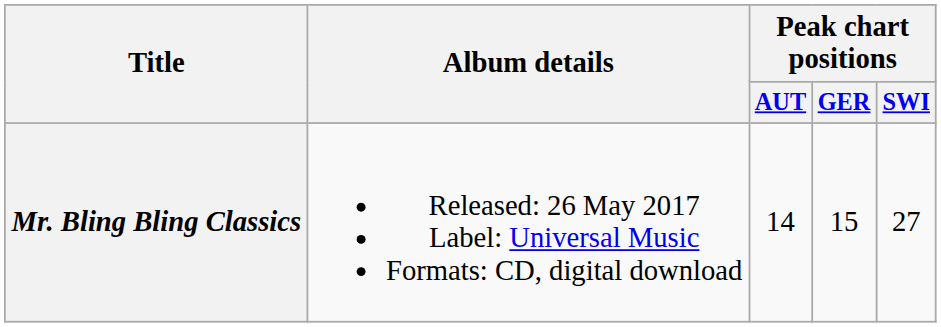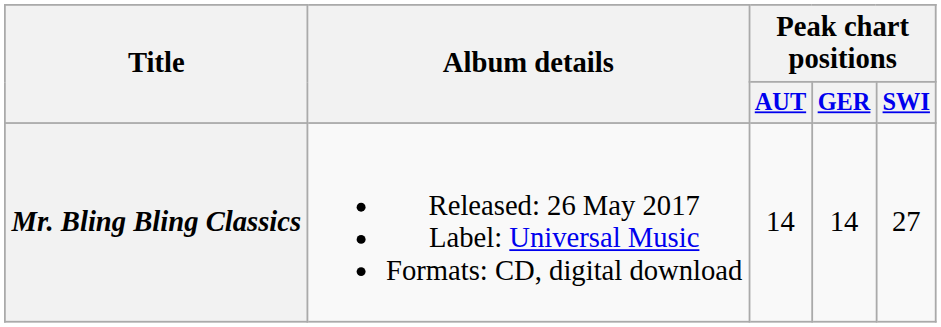(844, 221) 15 -> (844, 221) 14
